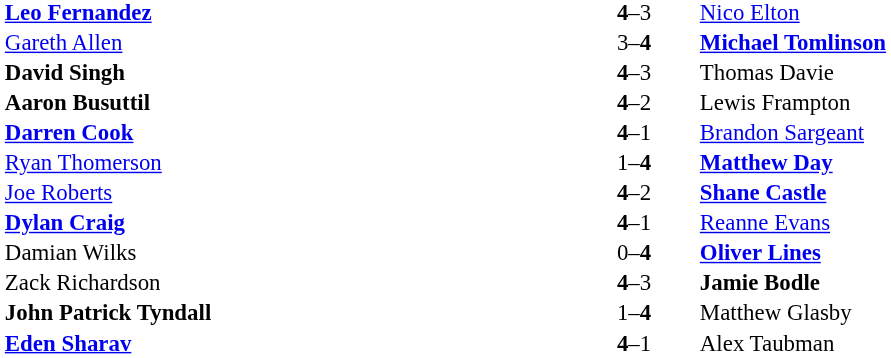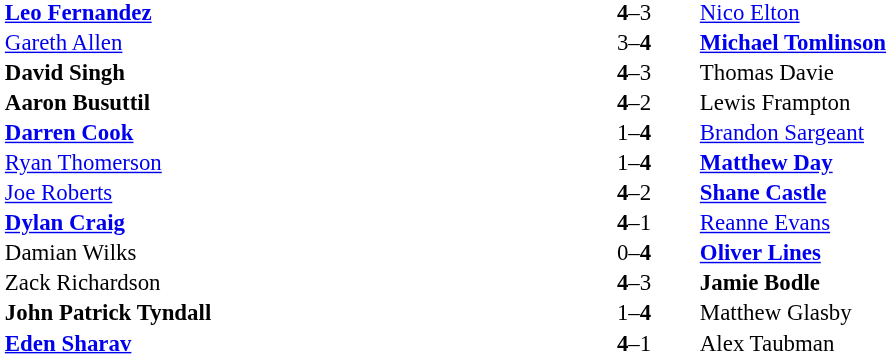(634, 132) 4–1 -> (634, 132) 1–4
